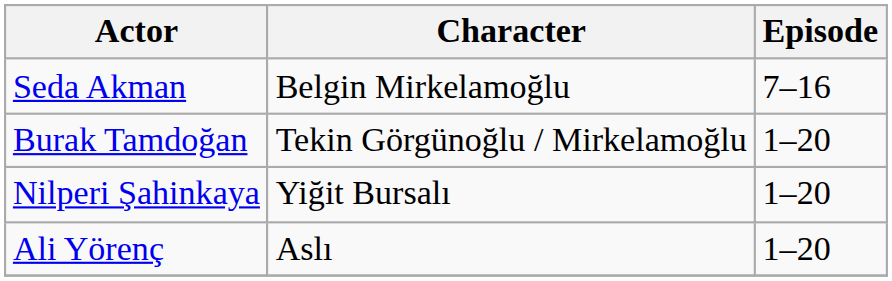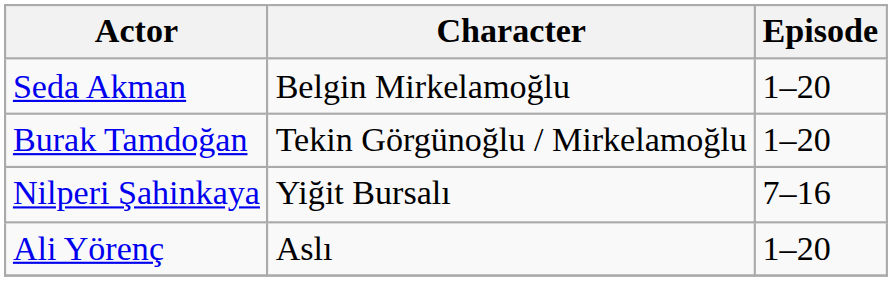(797, 85) 7–16 -> (797, 85) 1–20
(797, 193) 1–20 -> (797, 193) 7–16
